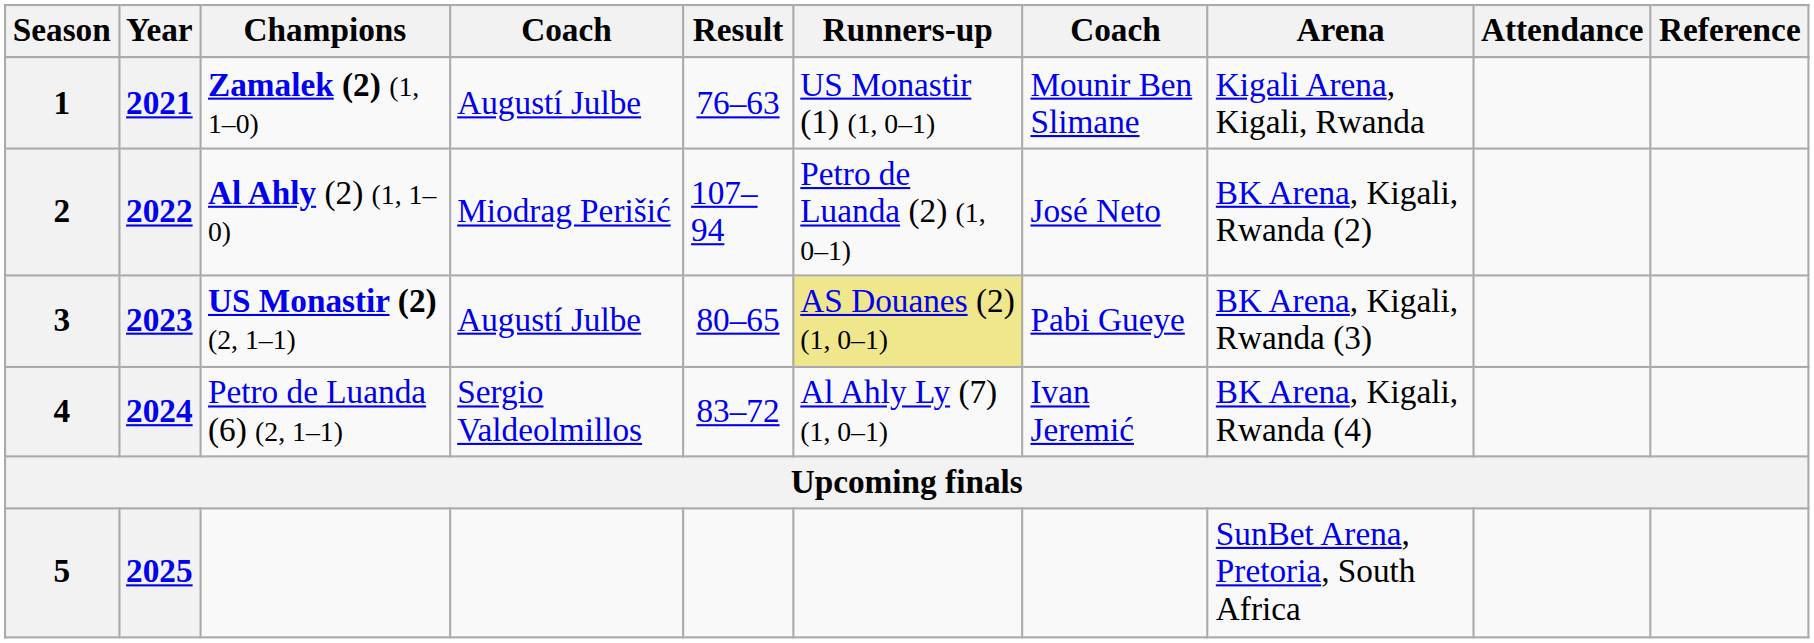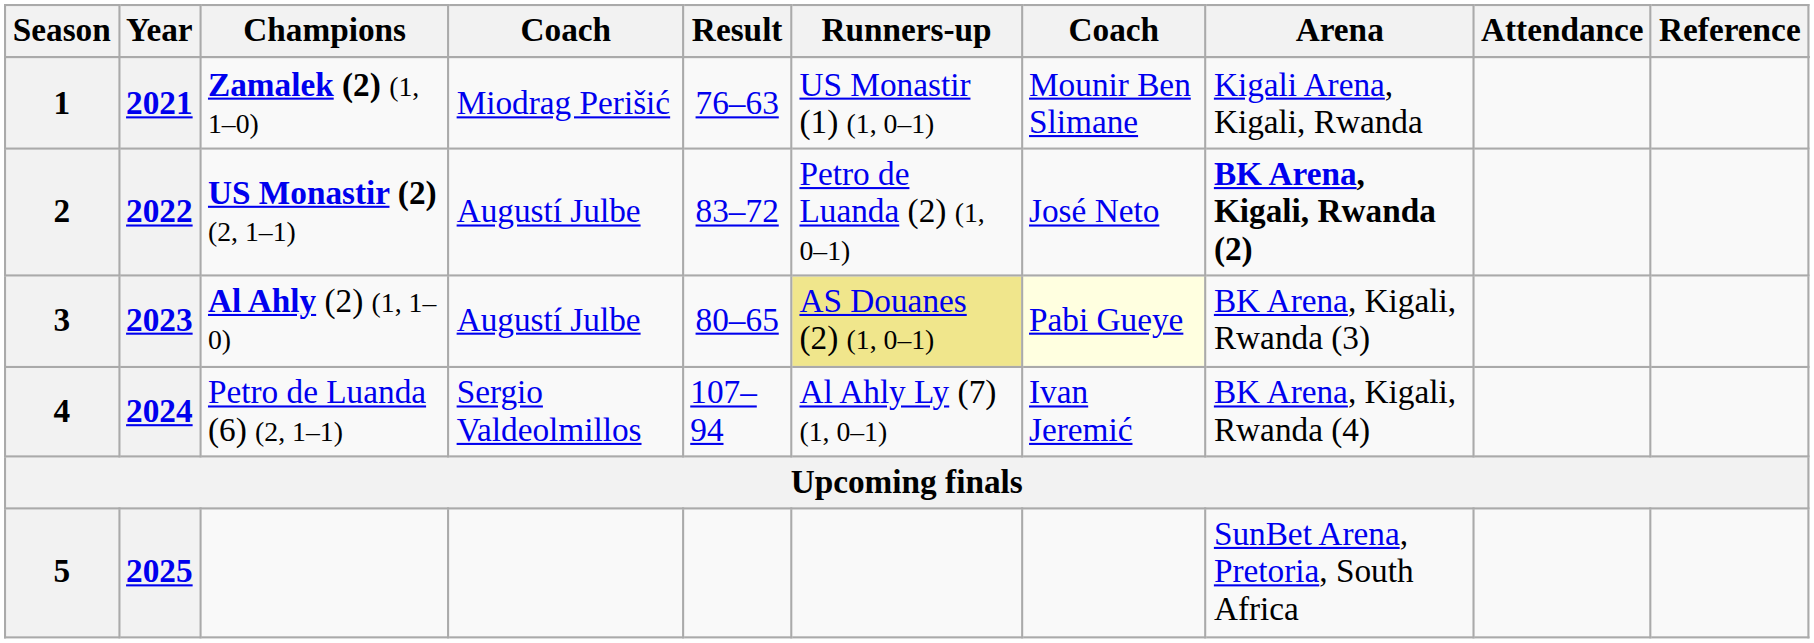(549, 102) Augustí Julbe -> (563, 102) Miodrag Perišić
(322, 211) Al Ahly (2) (1, 1–0) -> (322, 211) US Monastir (2) (2, 1–1)
(564, 211) Miodrag Perišić -> (549, 211) Augustí Julbe
(724, 211) 107–94 -> (737, 211) 83–72
(1337, 211) normal -> (1325, 211) bold
(322, 320) US Monastir (2) (2, 1–1) -> (322, 320) Al Ahly (2) (1, 1–0)
(1108, 320) no background -> (1106, 320) lightyellow background
(738, 410) 83–72 -> (724, 410) 107–94
